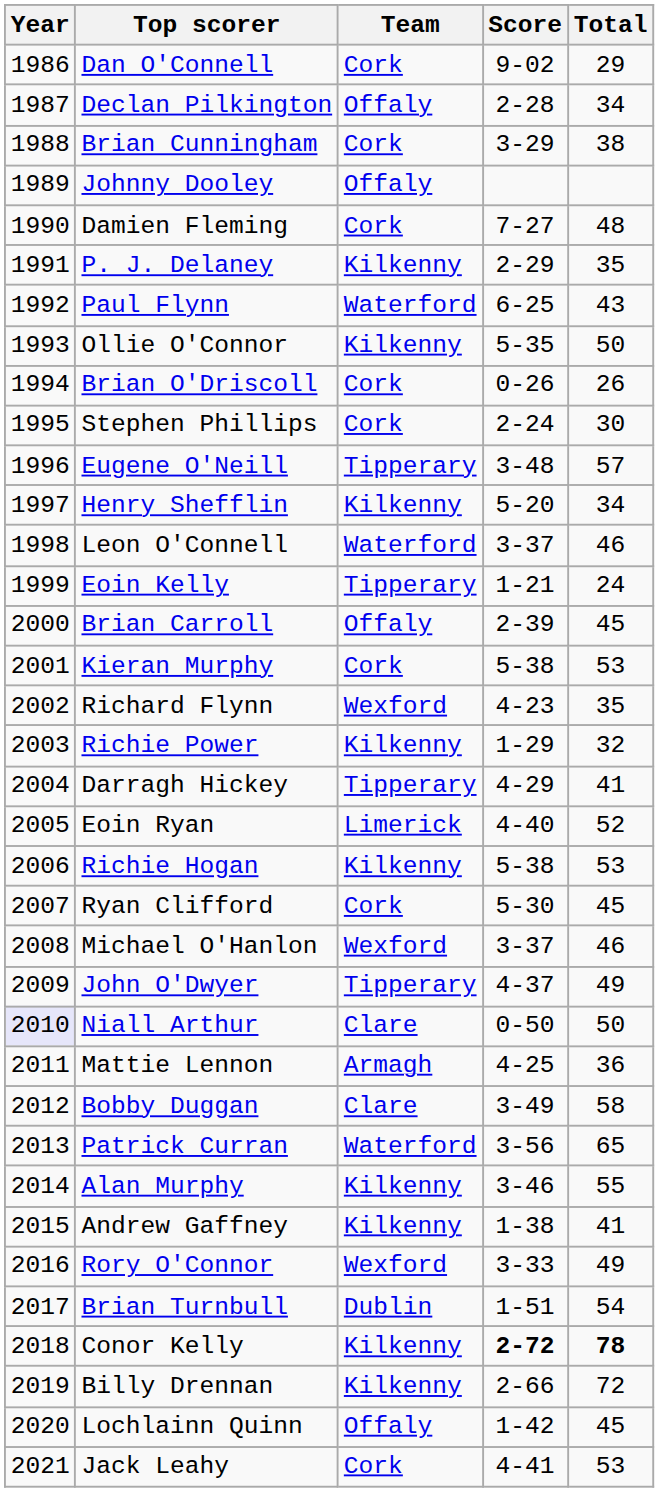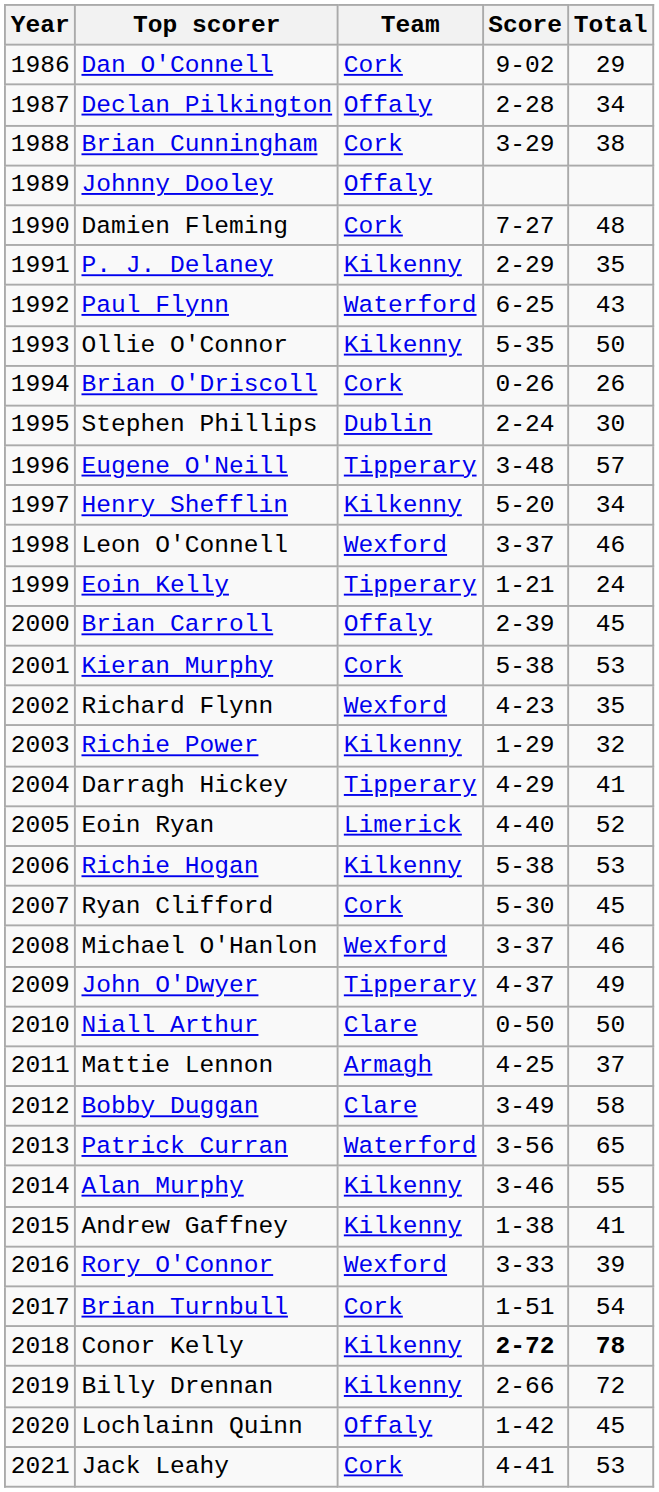(373, 425) Cork -> (388, 425) Dublin
(410, 546) Waterford -> (395, 546) Wexford
(40, 1026) lavender background -> (40, 1026) no background
(611, 1066) 36 -> (611, 1066) 37
(611, 1266) 49 -> (611, 1266) 39
(388, 1306) Dublin -> (373, 1306) Cork
